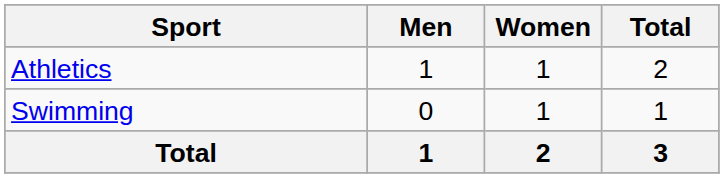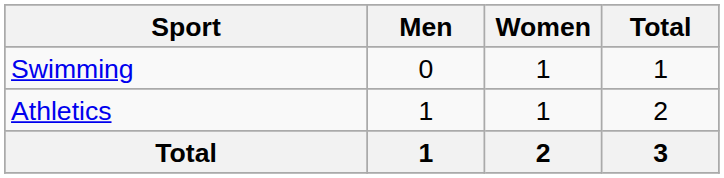rows swapped: (61, 68) <-> (72, 110)
